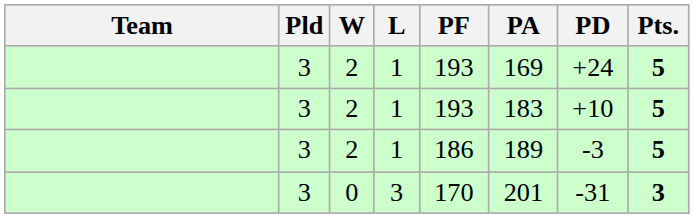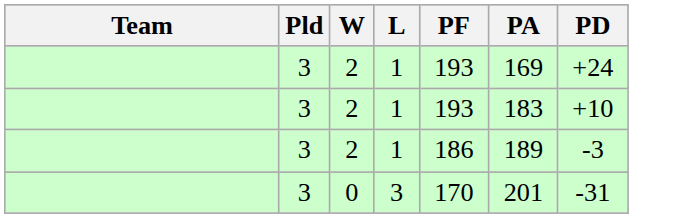- column: (658, 25)
